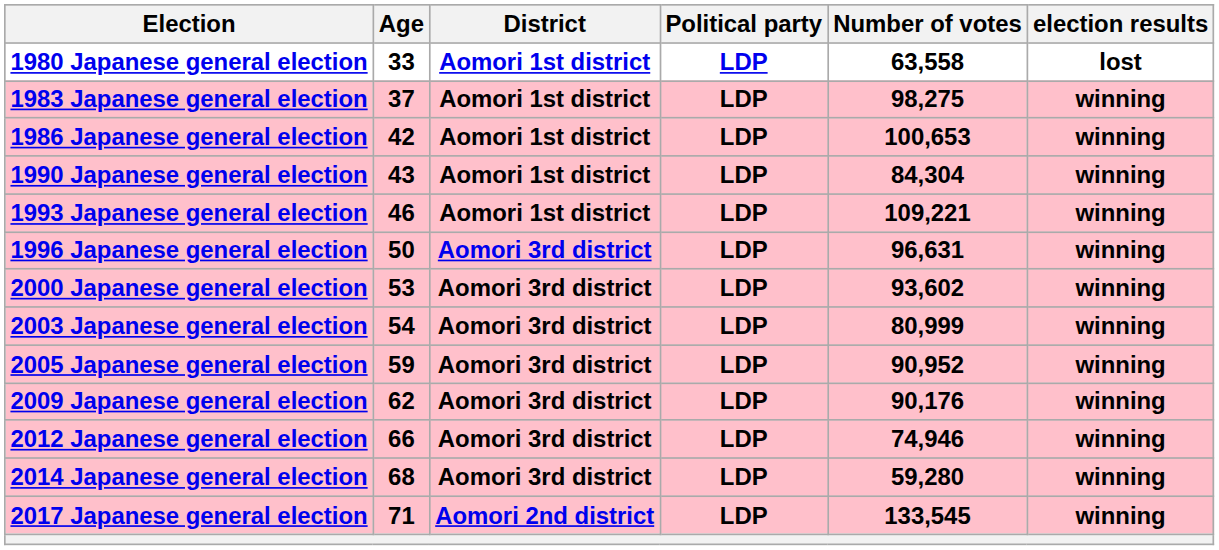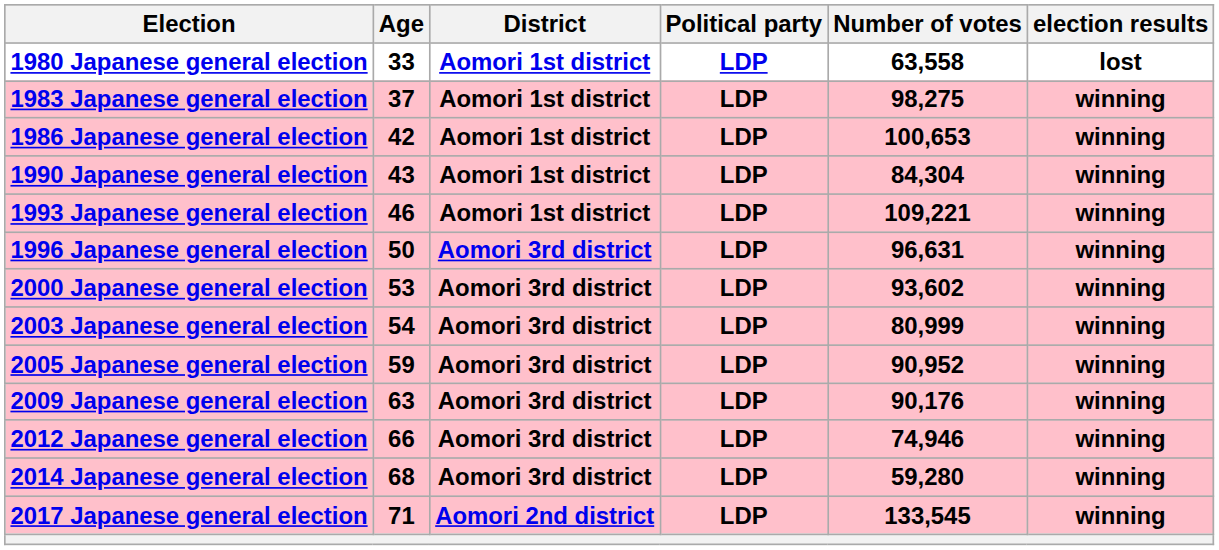(401, 402) 62 -> (401, 402) 63
